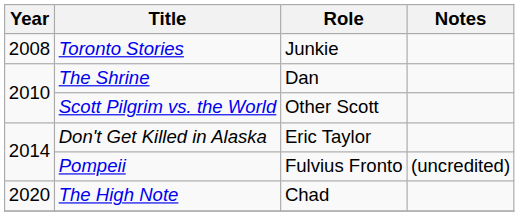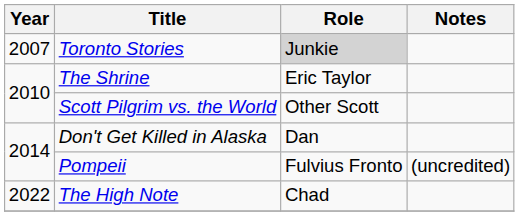(30, 48) 2008 -> (30, 48) 2007
(312, 48) no background -> (312, 48) lightgrey background
(302, 78) Dan -> (328, 78) Eric Taylor
(328, 136) Eric Taylor -> (302, 136) Dan
(30, 195) 2020 -> (30, 195) 2022
